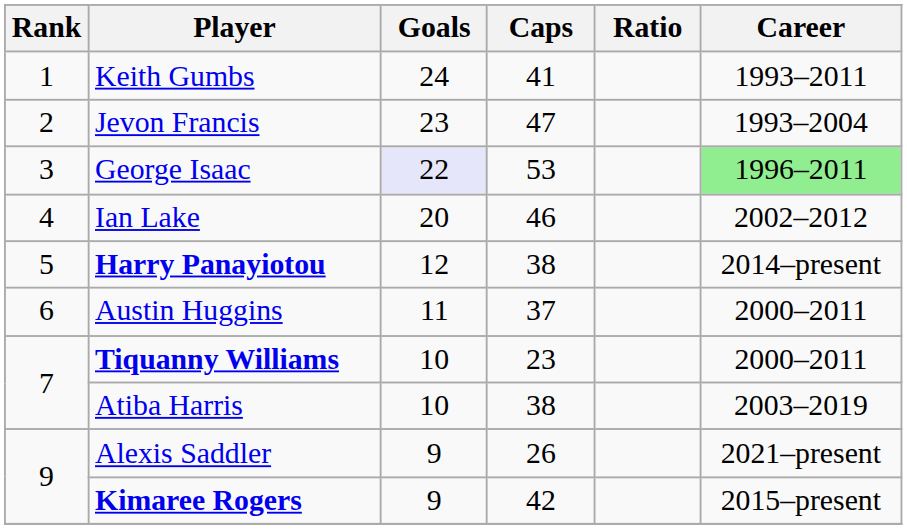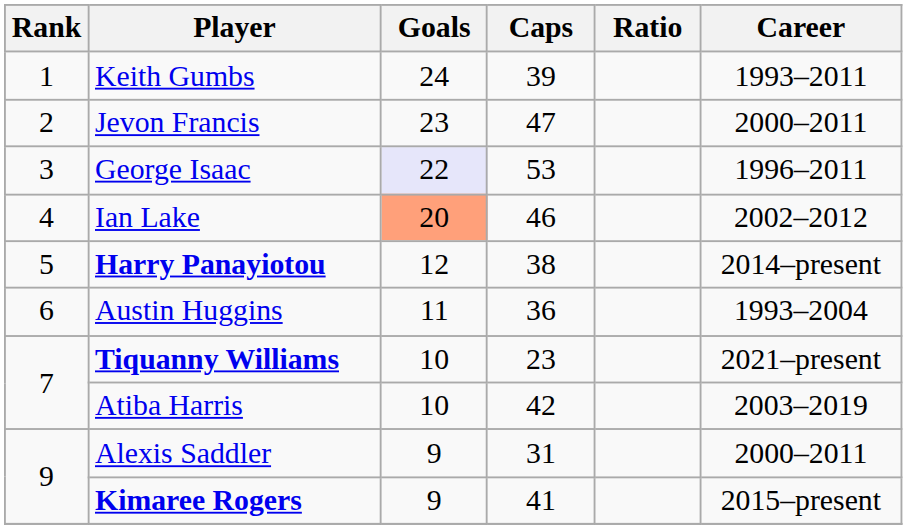(541, 75) 41 -> (541, 75) 39
(801, 122) 1993–2004 -> (801, 122) 2000–2011
(801, 169) lightgreen background -> (801, 169) no background
(434, 216) no background -> (434, 216) lightsalmon background
(541, 311) 37 -> (541, 311) 36
(801, 311) 2000–2011 -> (801, 311) 1993–2004
(801, 358) 2000–2011 -> (801, 358) 2021–present
(541, 405) 38 -> (541, 405) 42
(541, 452) 26 -> (541, 452) 31
(801, 452) 2021–present -> (801, 452) 2000–2011
(541, 500) 42 -> (541, 500) 41
